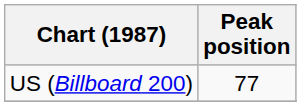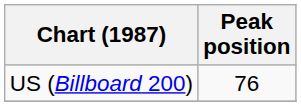(247, 82) 77 -> (247, 82) 76
